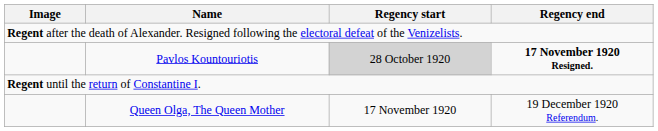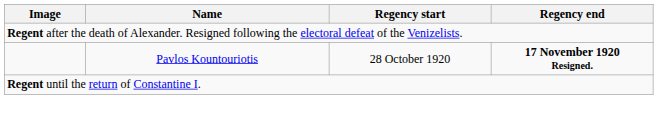(410, 58) lightgrey background -> (410, 58) no background
- row: (207, 110)
